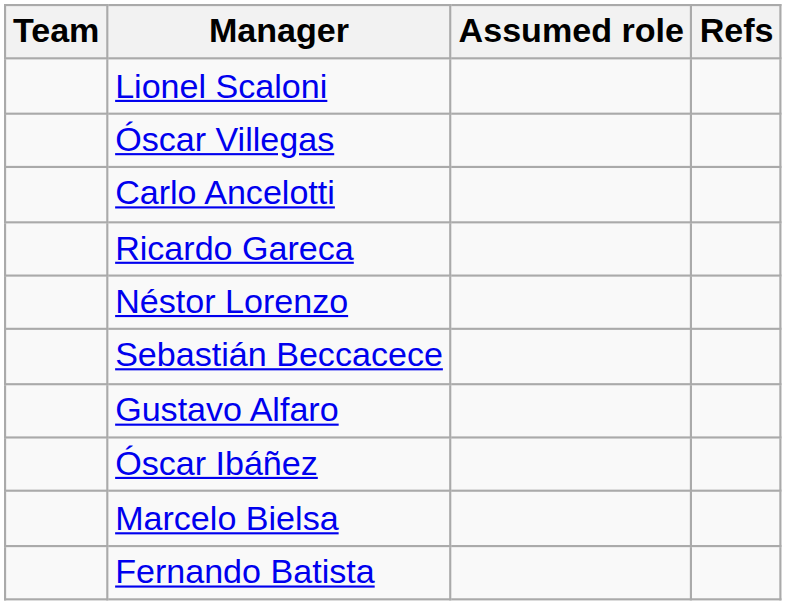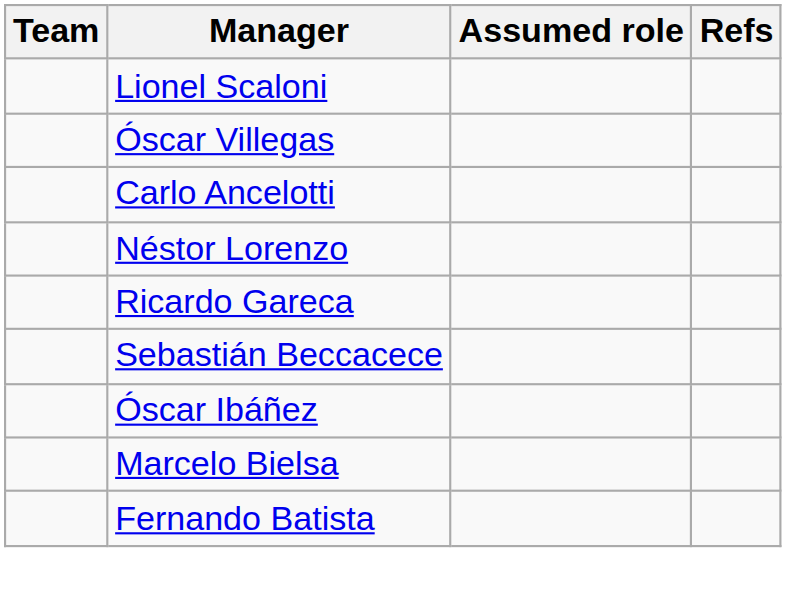rows swapped: (234, 247) <-> (232, 301)
- row: (227, 409)
